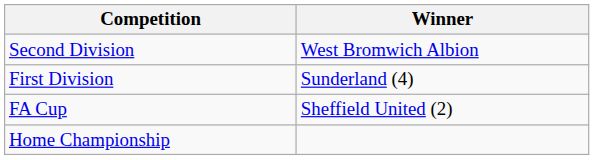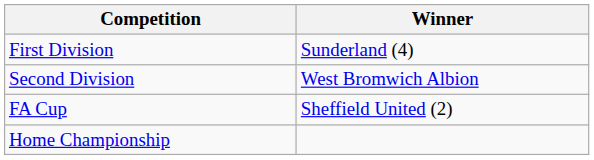rows swapped: (61, 79) <-> (72, 49)
